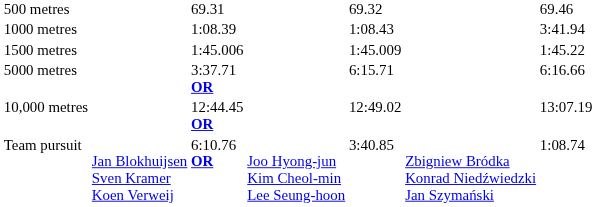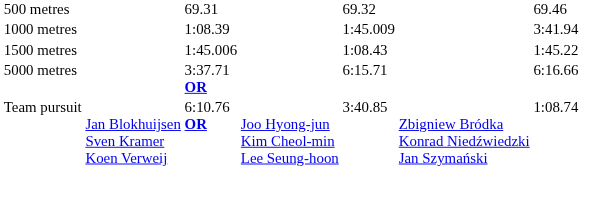(371, 29) 1:08.43 -> (369, 29) 1:45.009
(375, 50) 1:45.009 -> (365, 50) 1:08.43
- row: (46, 107)
